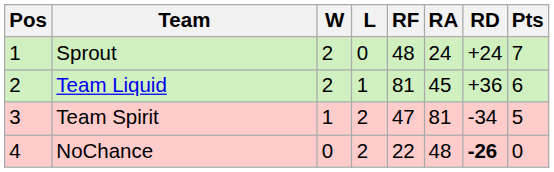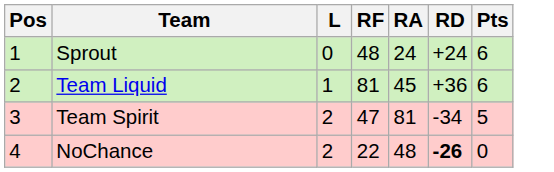- column: (335, 20)
(518, 53) 7 -> (482, 53) 6
